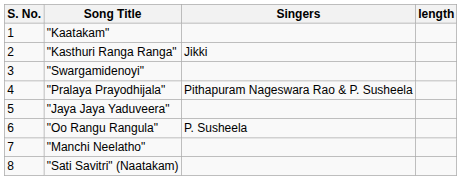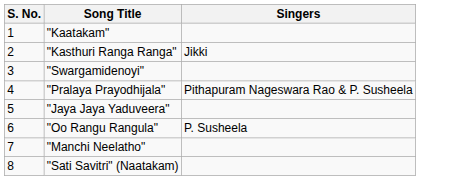- column: (436, 14)
